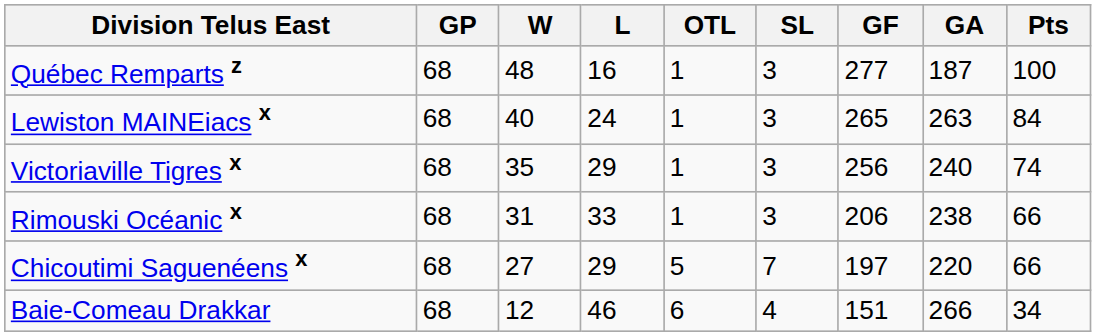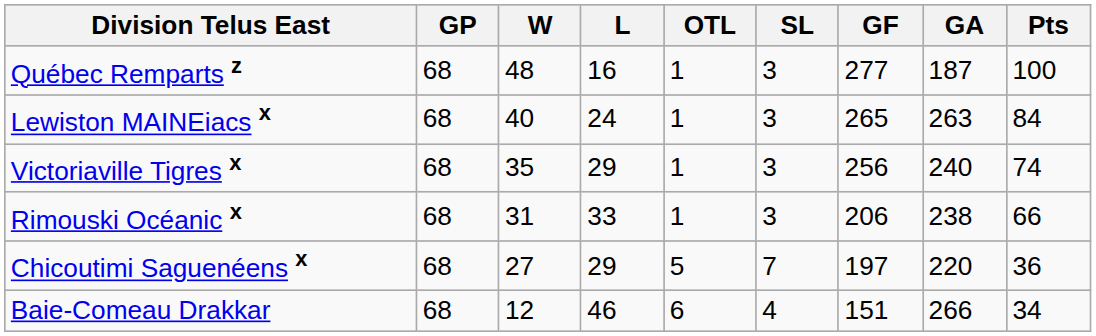(1027, 265) 66 -> (1027, 265) 36
